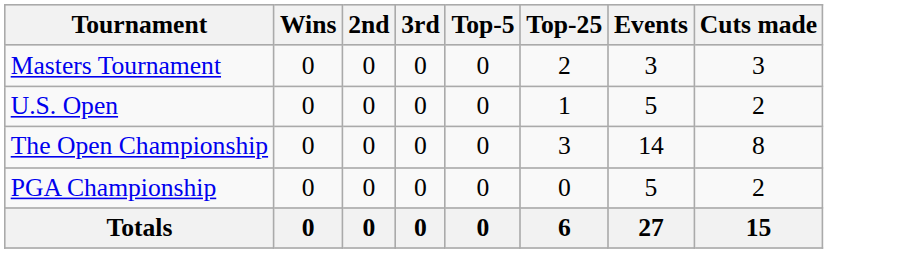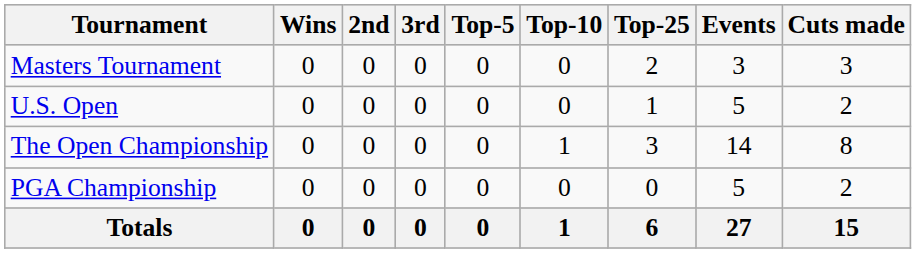+ column: (564, 24)
